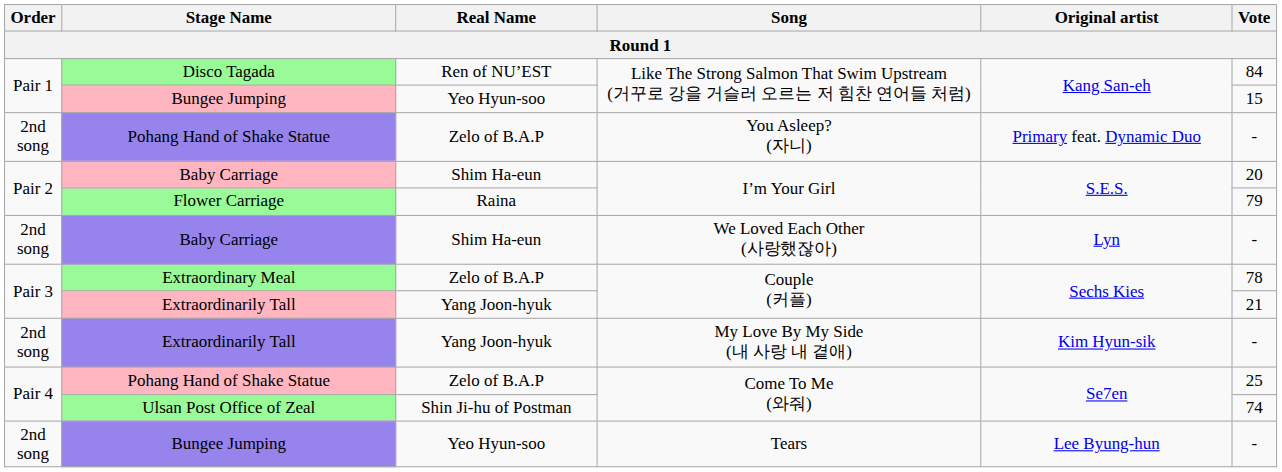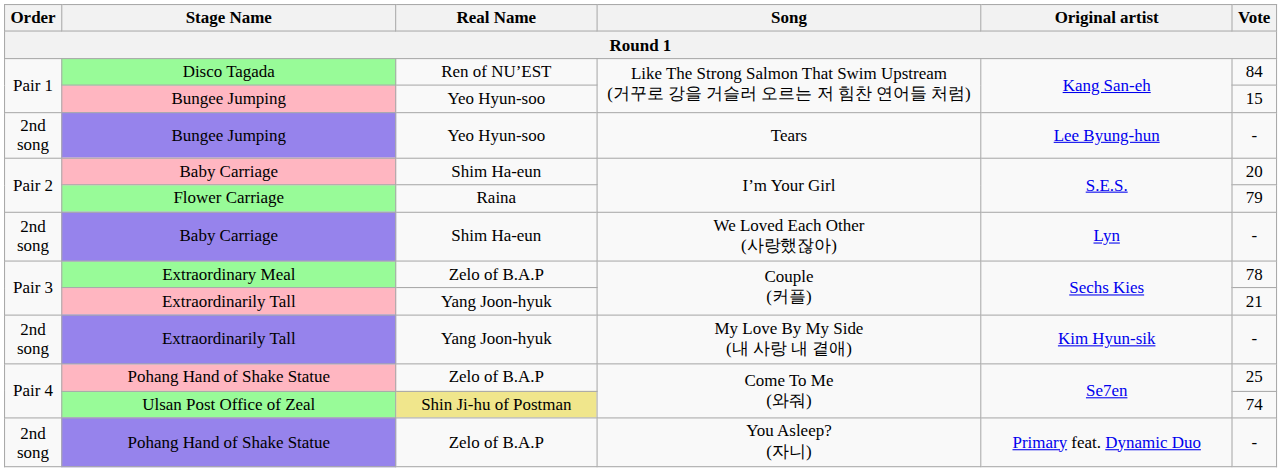rows swapped: (229, 443) <-> (229, 136)
(496, 407) no background -> (496, 404) khaki background
